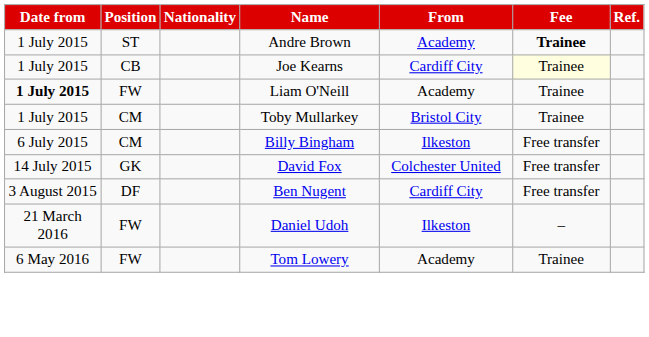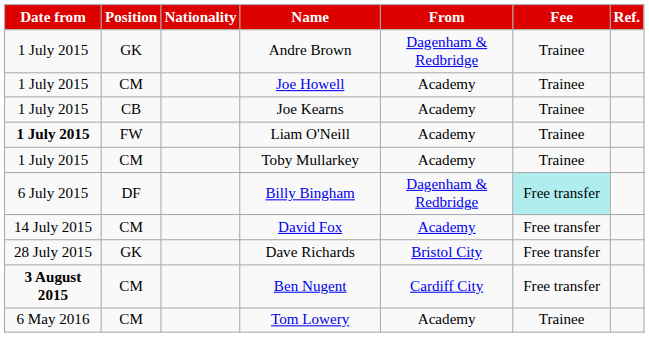(130, 42) ST -> (131, 51) GK
(446, 42) Academy -> (447, 51) Dagenham & Redbridge
(561, 42) bold -> (562, 51) normal
+ row: (310, 85)
(446, 67) Cardiff City -> (447, 110) Academy
(561, 67) lightyellow background -> (562, 110) no background
(446, 117) Bristol City -> (447, 159) Academy
(130, 142) CM -> (131, 193) DF
(446, 142) Ilkeston -> (447, 193) Dagenham & Redbridge
(561, 142) no background -> (562, 193) paleturquoise background
(130, 166) GK -> (131, 227) CM
(446, 166) Colchester United -> (447, 227) Academy
+ row: (310, 252)
(53, 191) normal -> (53, 286) bold
(130, 191) DF -> (131, 286) CM
- row: (310, 225)
(130, 259) FW -> (131, 320) CM
